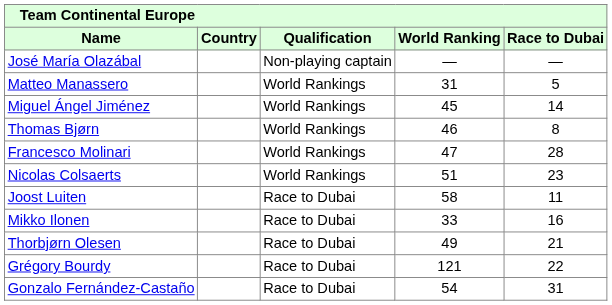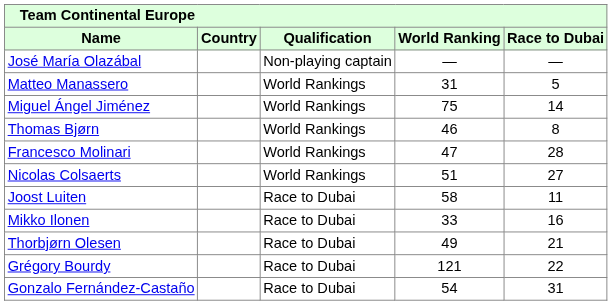(449, 106) 45 -> (449, 106) 75
(556, 175) 23 -> (556, 175) 27
